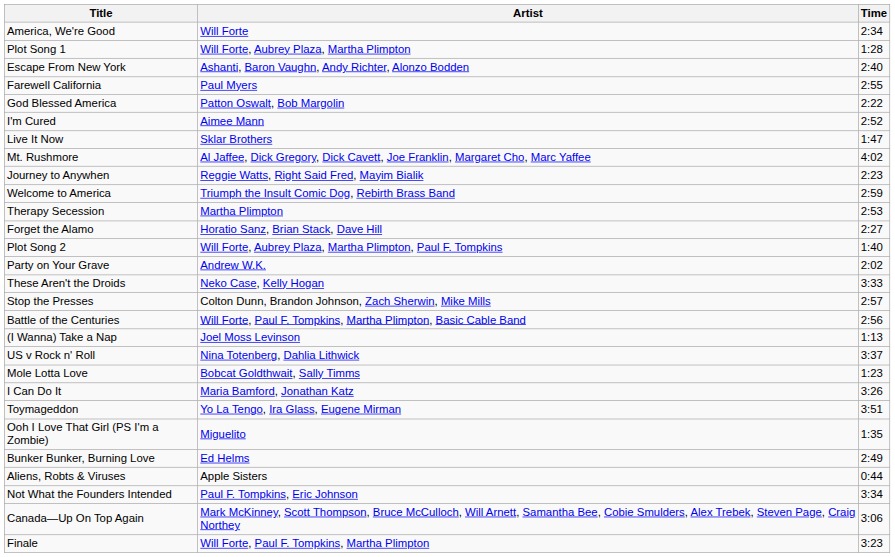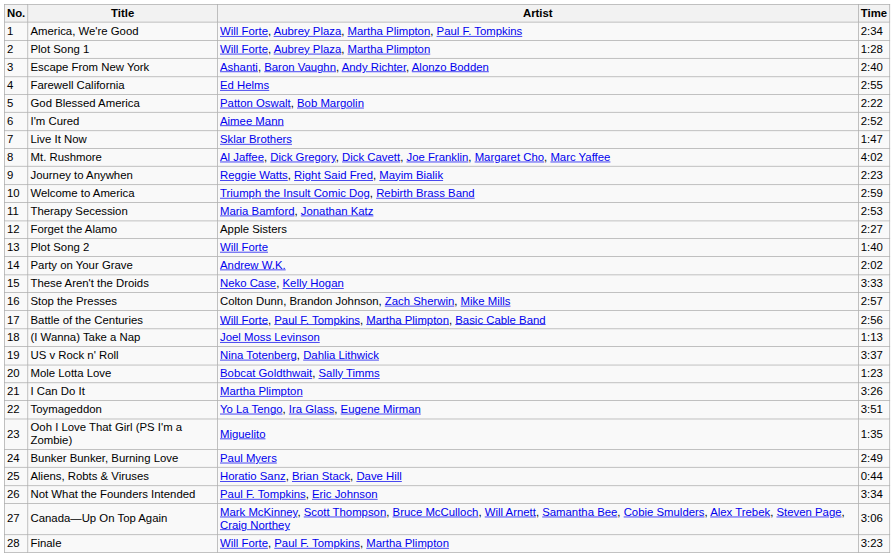+ column: (16, 13)
(224, 31) Will Forte -> (371, 31) Will Forte, Aubrey Plaza, Martha Plimpton, Paul F. Tompkins
(229, 85) Paul Myers -> (245, 85) Ed Helms
(242, 211) Martha Plimpton -> (297, 211) Maria Bamford, Jonathan Katz
(291, 229) Horatio Sanz, Brian Stack, Dave Hill -> (253, 229) Apple Sisters
(351, 247) Will Forte, Aubrey Plaza, Martha Plimpton, Paul F. Tompkins -> (244, 247) Will Forte
(277, 391) Maria Bamford, Jonathan Katz -> (261, 391) Martha Plimpton
(225, 458) Ed Helms -> (248, 458) Paul Myers
(234, 476) Apple Sisters -> (311, 476) Horatio Sanz, Brian Stack, Dave Hill
